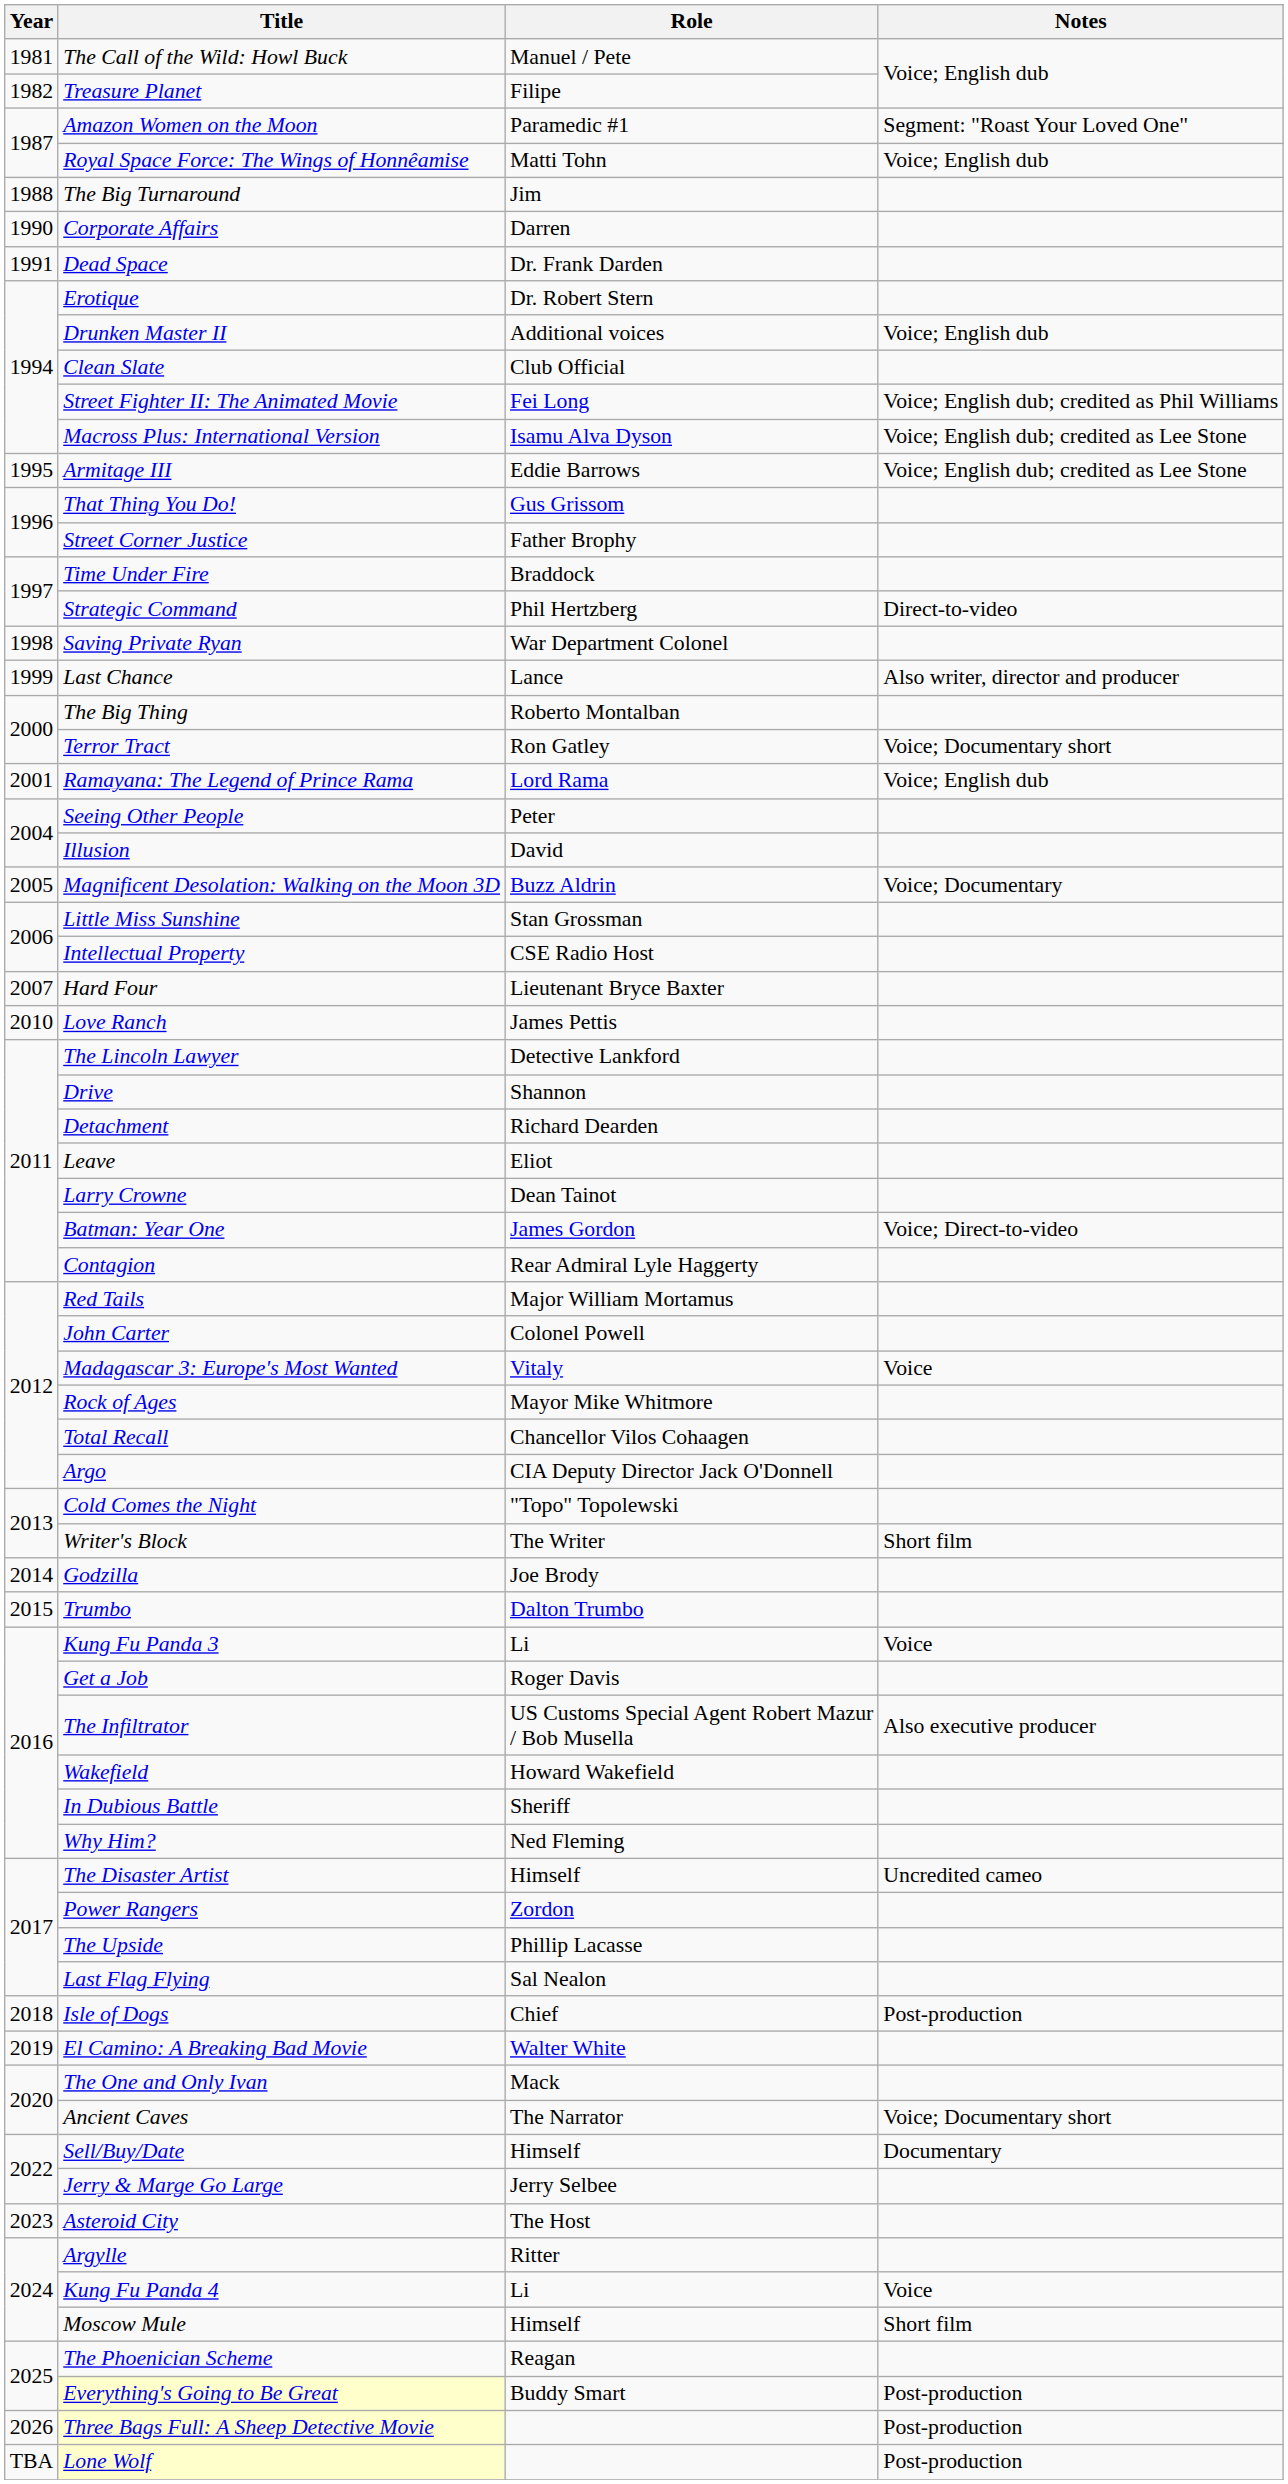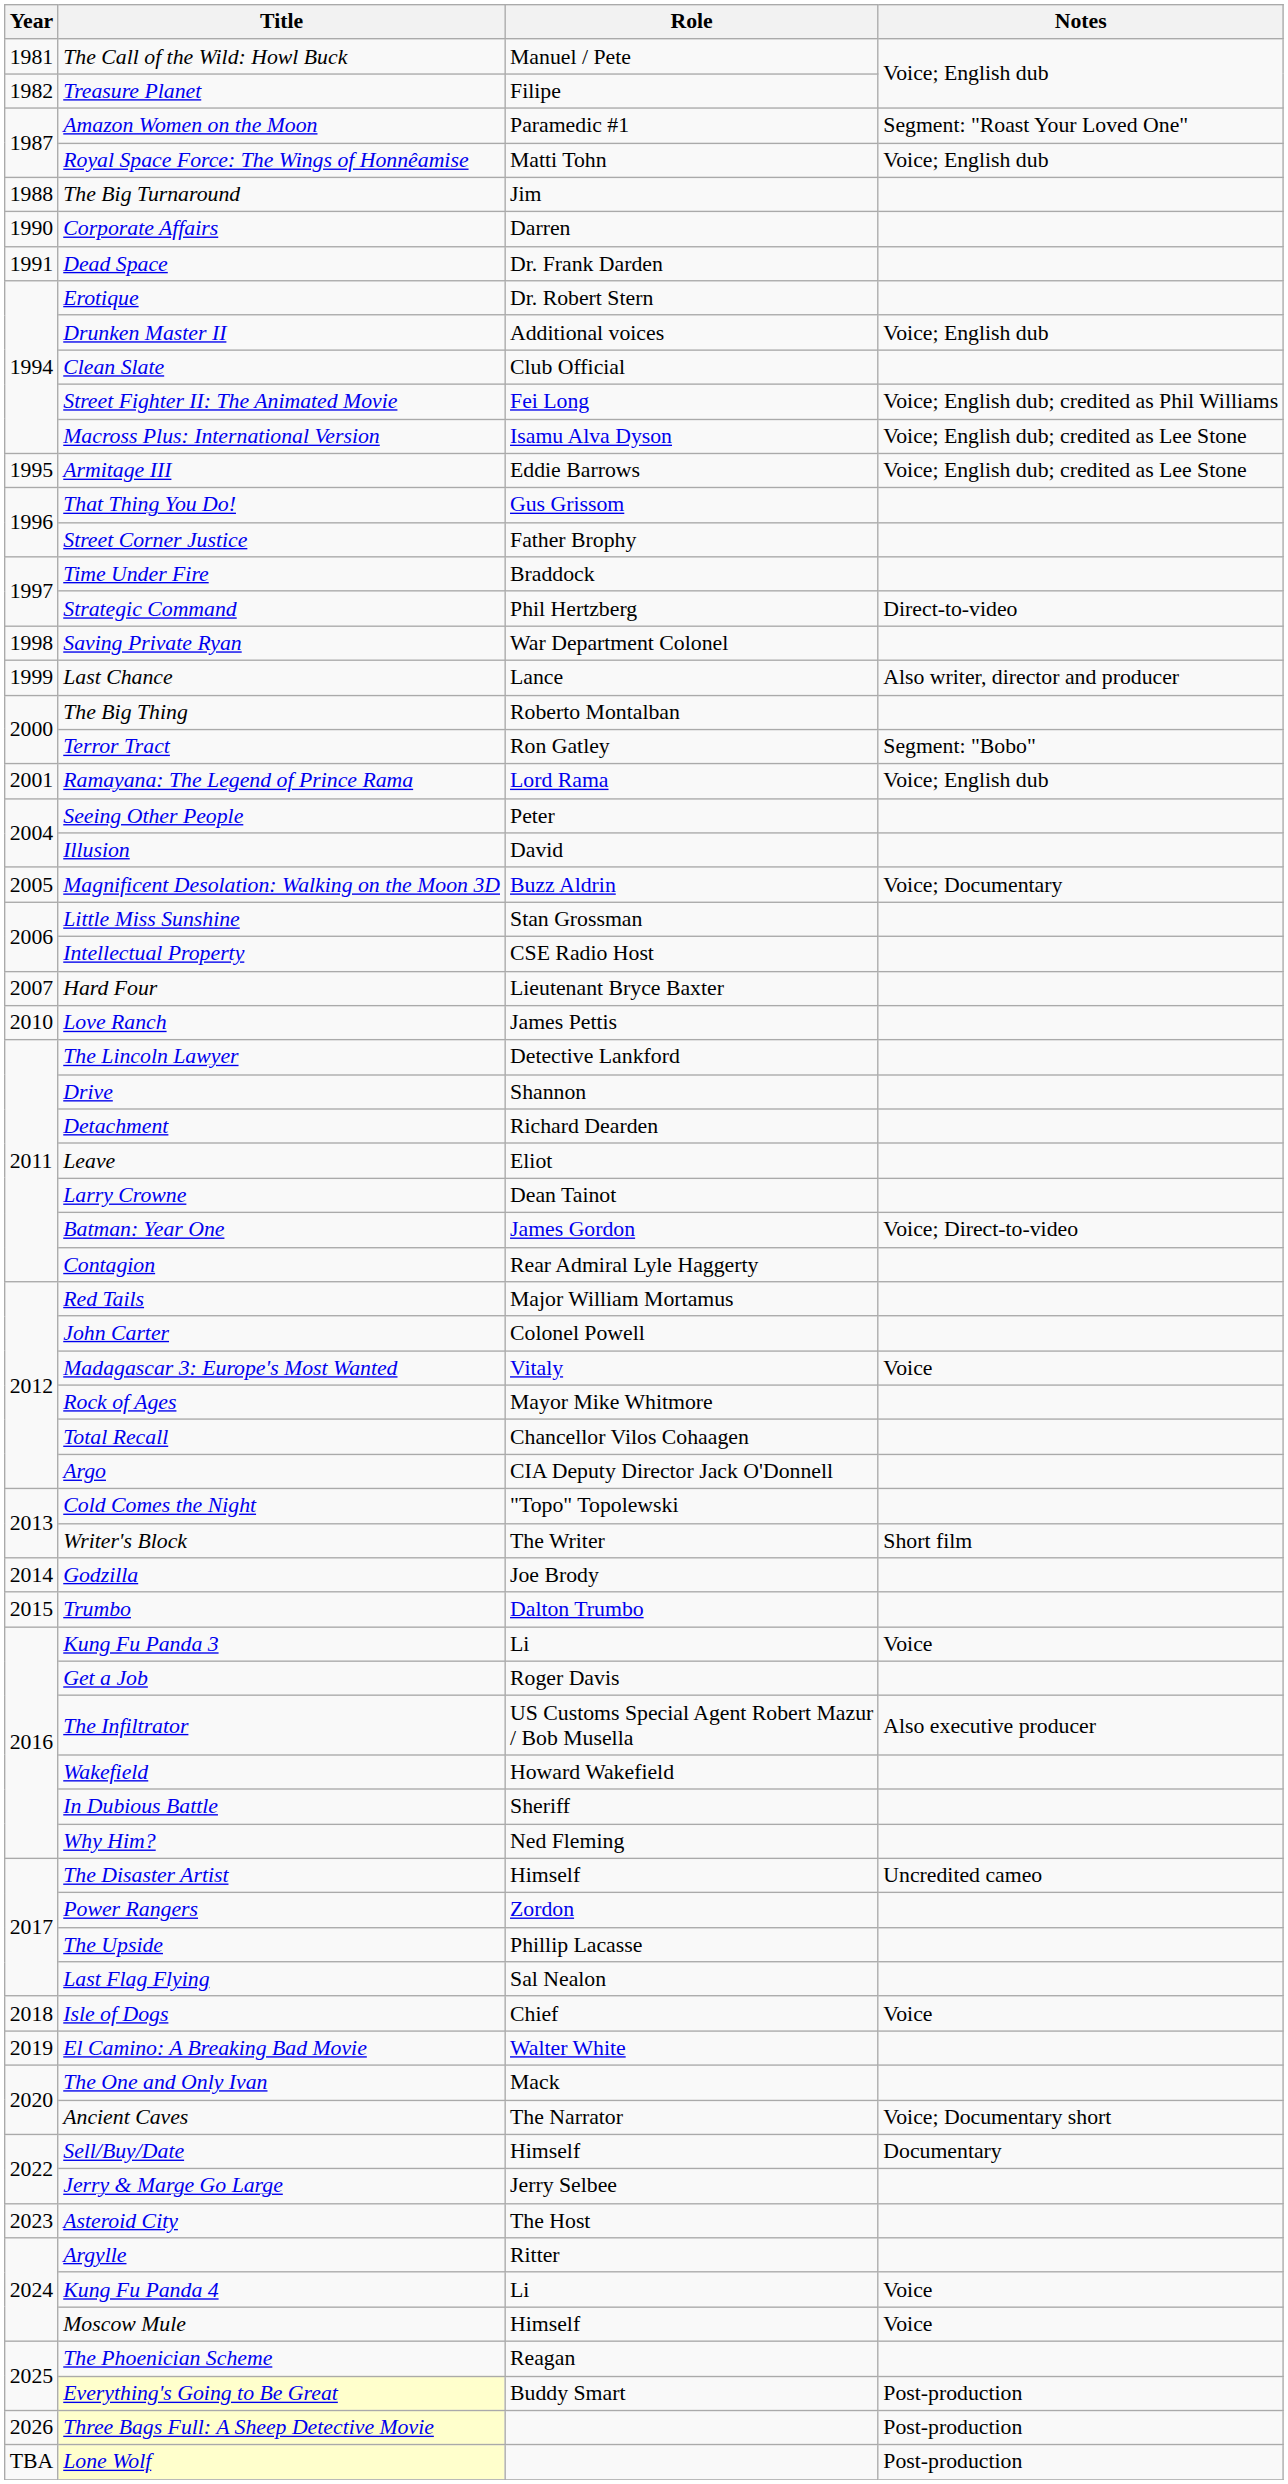(997, 746) Voice; Documentary short -> (960, 746) Segment: "Bobo"
(953, 2013) Post-production -> (908, 2013) Voice
(928, 2323) Short film -> (908, 2323) Voice
